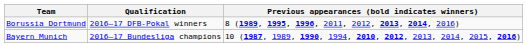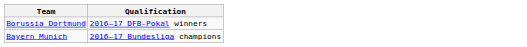- column: (373, 11)
